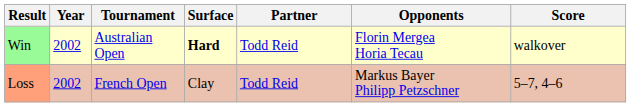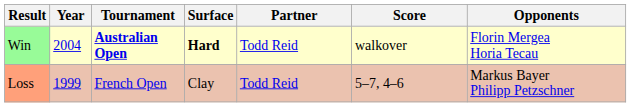columns swapped: (431, 15) <-> (568, 15)
(67, 45) 2002 -> (67, 45) 2004
(123, 45) normal -> (126, 45) bold
(67, 83) 2002 -> (67, 83) 1999
